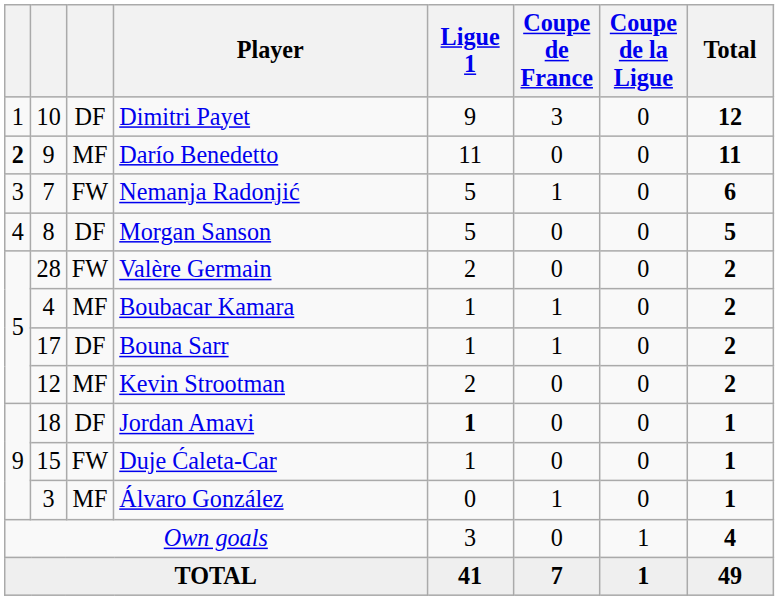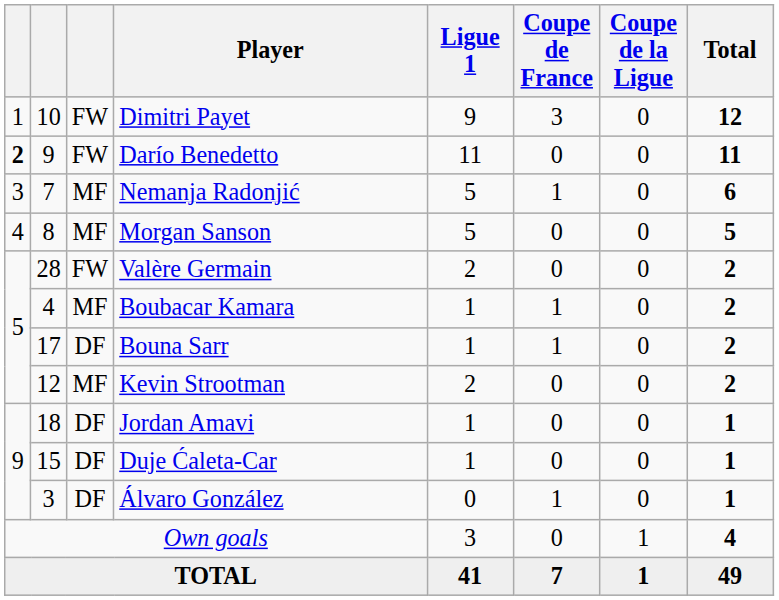(90, 116) DF -> (90, 116) FW
(90, 154) MF -> (90, 154) FW
(90, 192) FW -> (90, 192) MF
(90, 231) DF -> (90, 231) MF
(470, 422) bold -> (470, 422) normal
(90, 461) FW -> (90, 461) DF
(90, 499) MF -> (90, 499) DF
